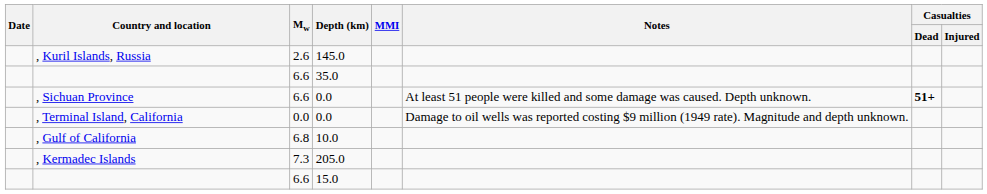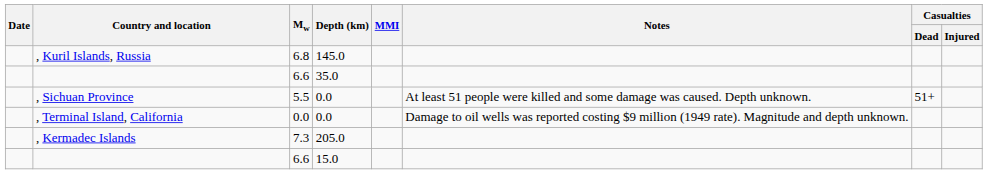(301, 55) 2.6 -> (301, 55) 6.8
(301, 96) 6.6 -> (301, 96) 5.5
(925, 96) bold -> (925, 96) normal
- row: (86, 138)
